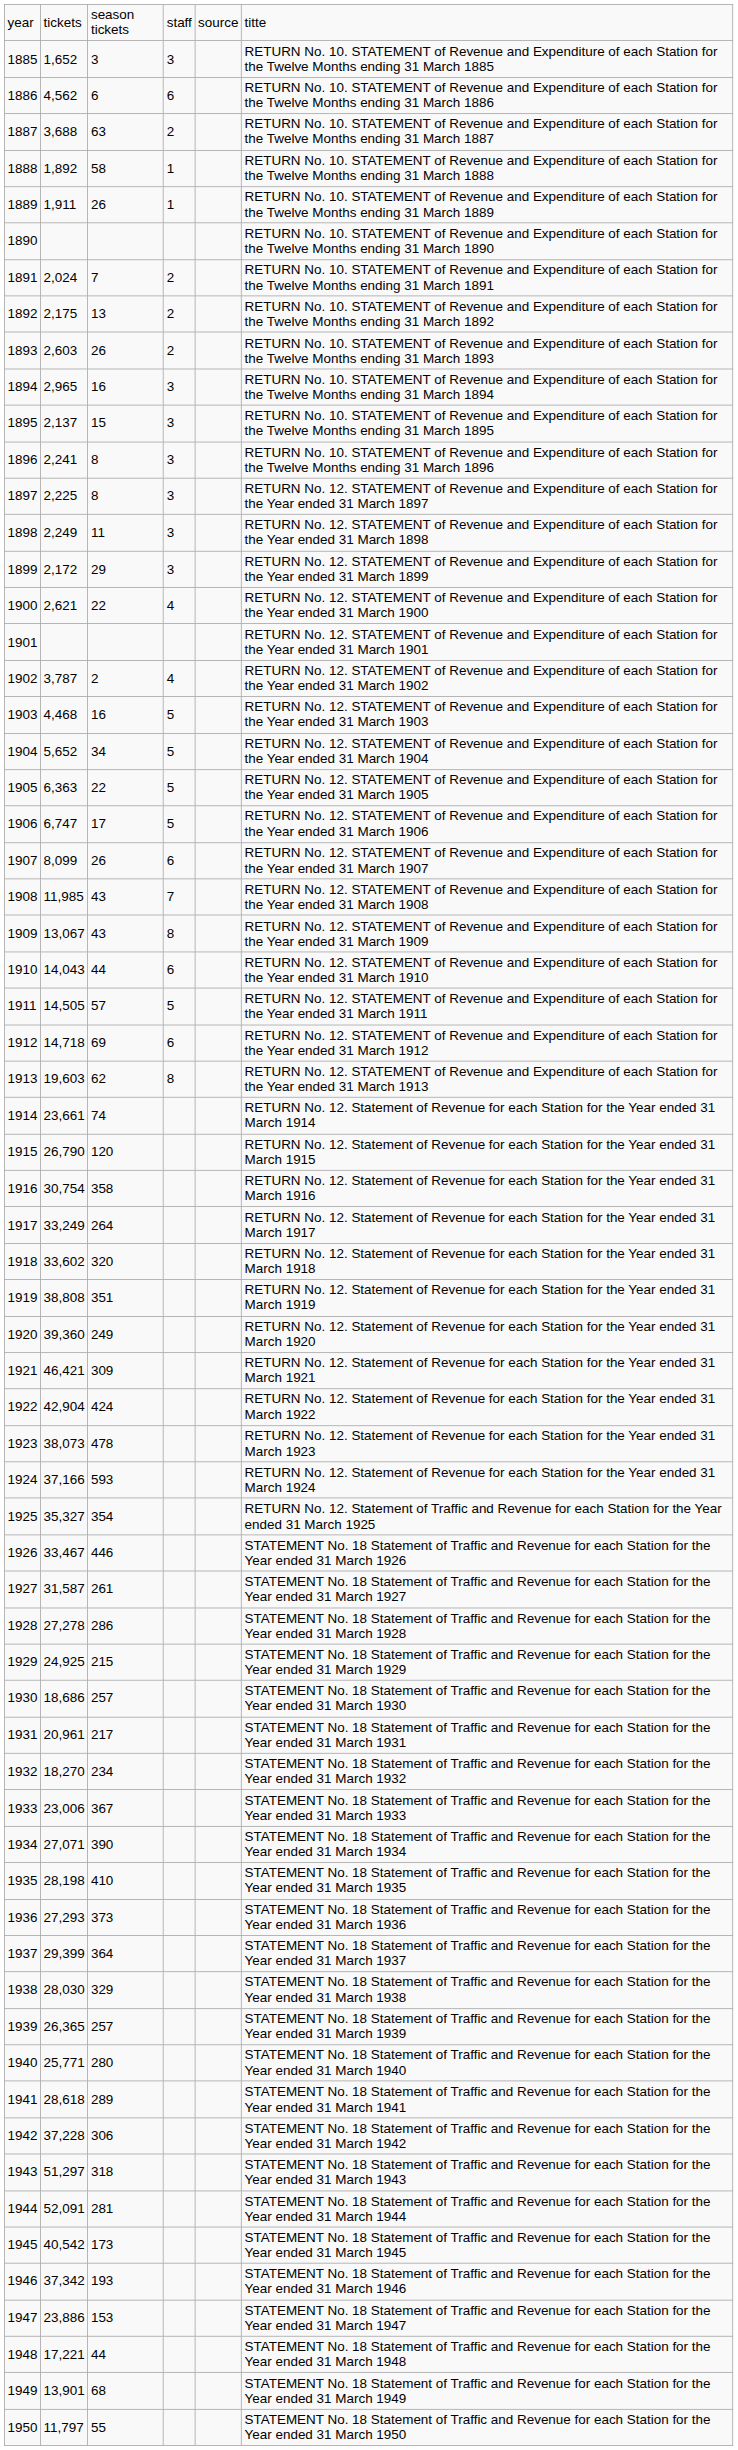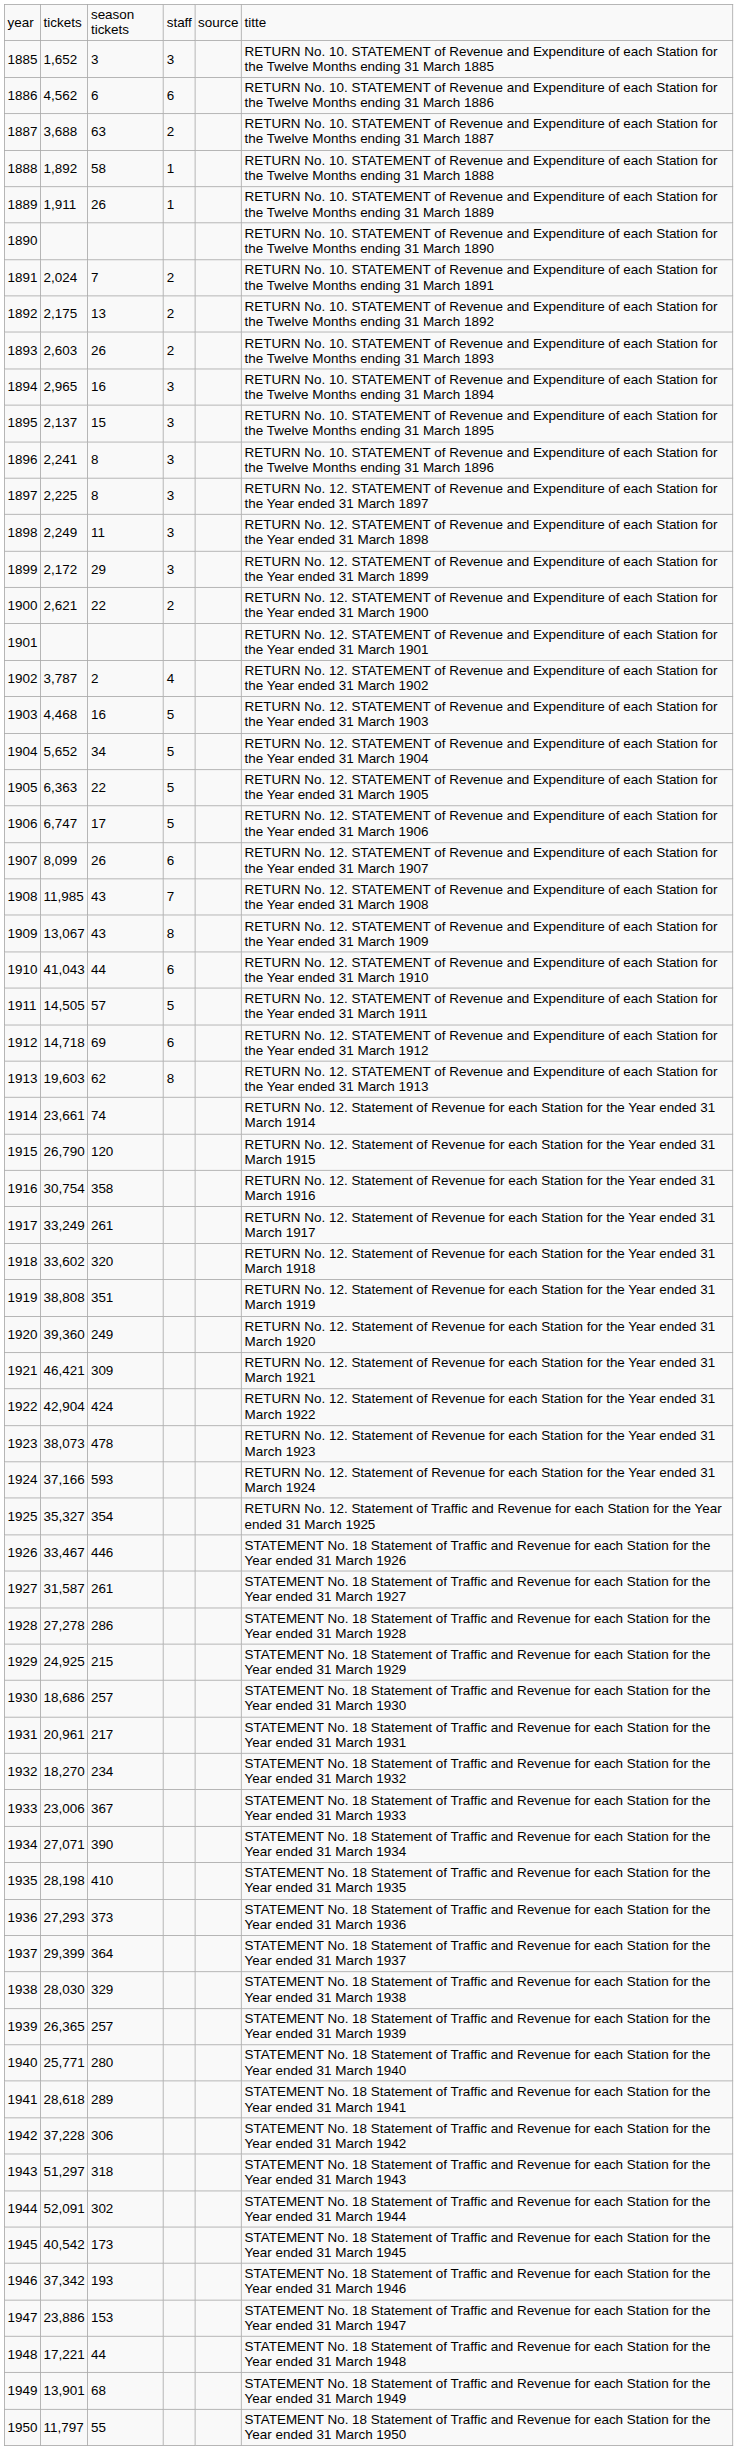(170, 605) 4 -> (170, 605) 2
(64, 970) 14,043 -> (64, 970) 41,043
(102, 1225) 264 -> (102, 1225) 261
(102, 2208) 281 -> (102, 2208) 302
